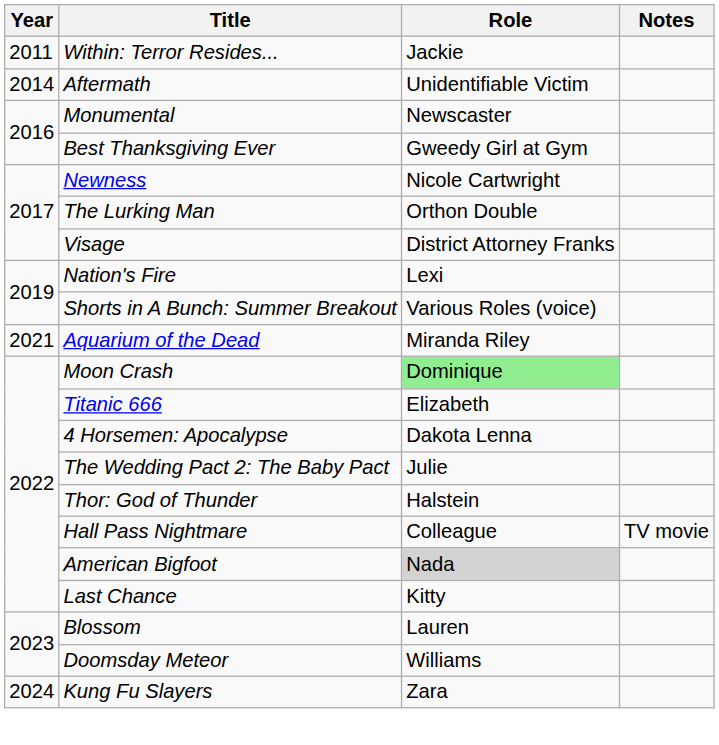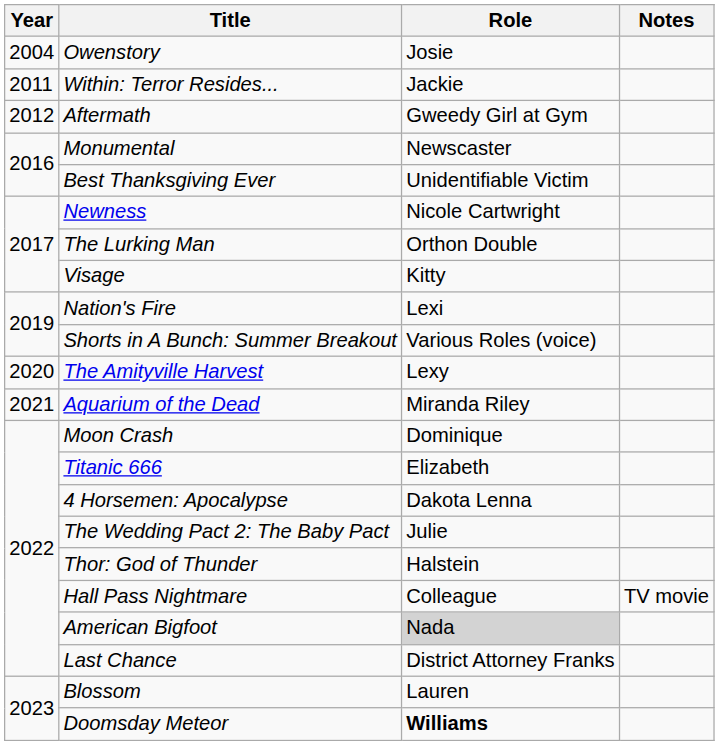+ row: (112, 52)
(32, 84) 2014 -> (32, 116) 2012
(497, 84) Unidentifiable Victim -> (497, 116) Gweedy Girl at Gym
(497, 148) Gweedy Girl at Gym -> (497, 180) Unidentifiable Victim
(510, 244) District Attorney Franks -> (426, 276) Kitty
+ row: (163, 372)
(454, 372) lightgreen background -> (454, 436) no background
(426, 595) Kitty -> (510, 659) District Attorney Franks
(444, 659) normal -> (447, 723) bold
- row: (138, 691)
